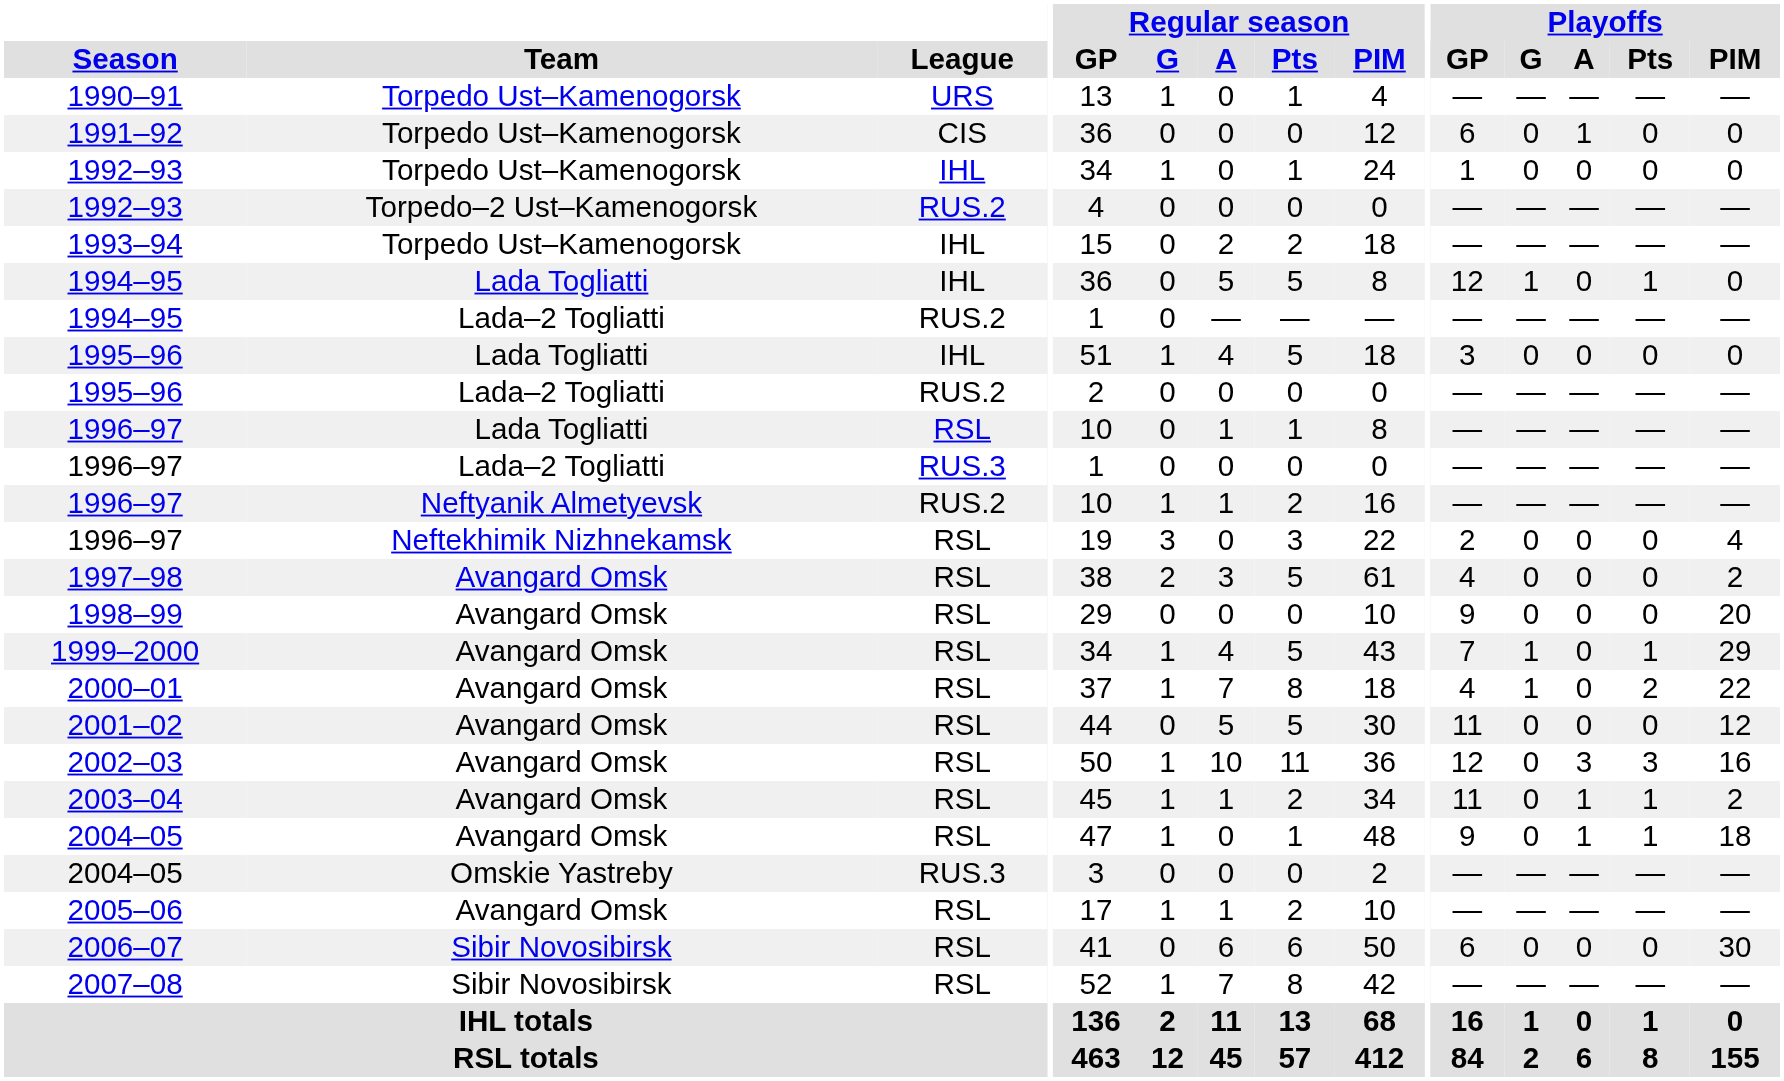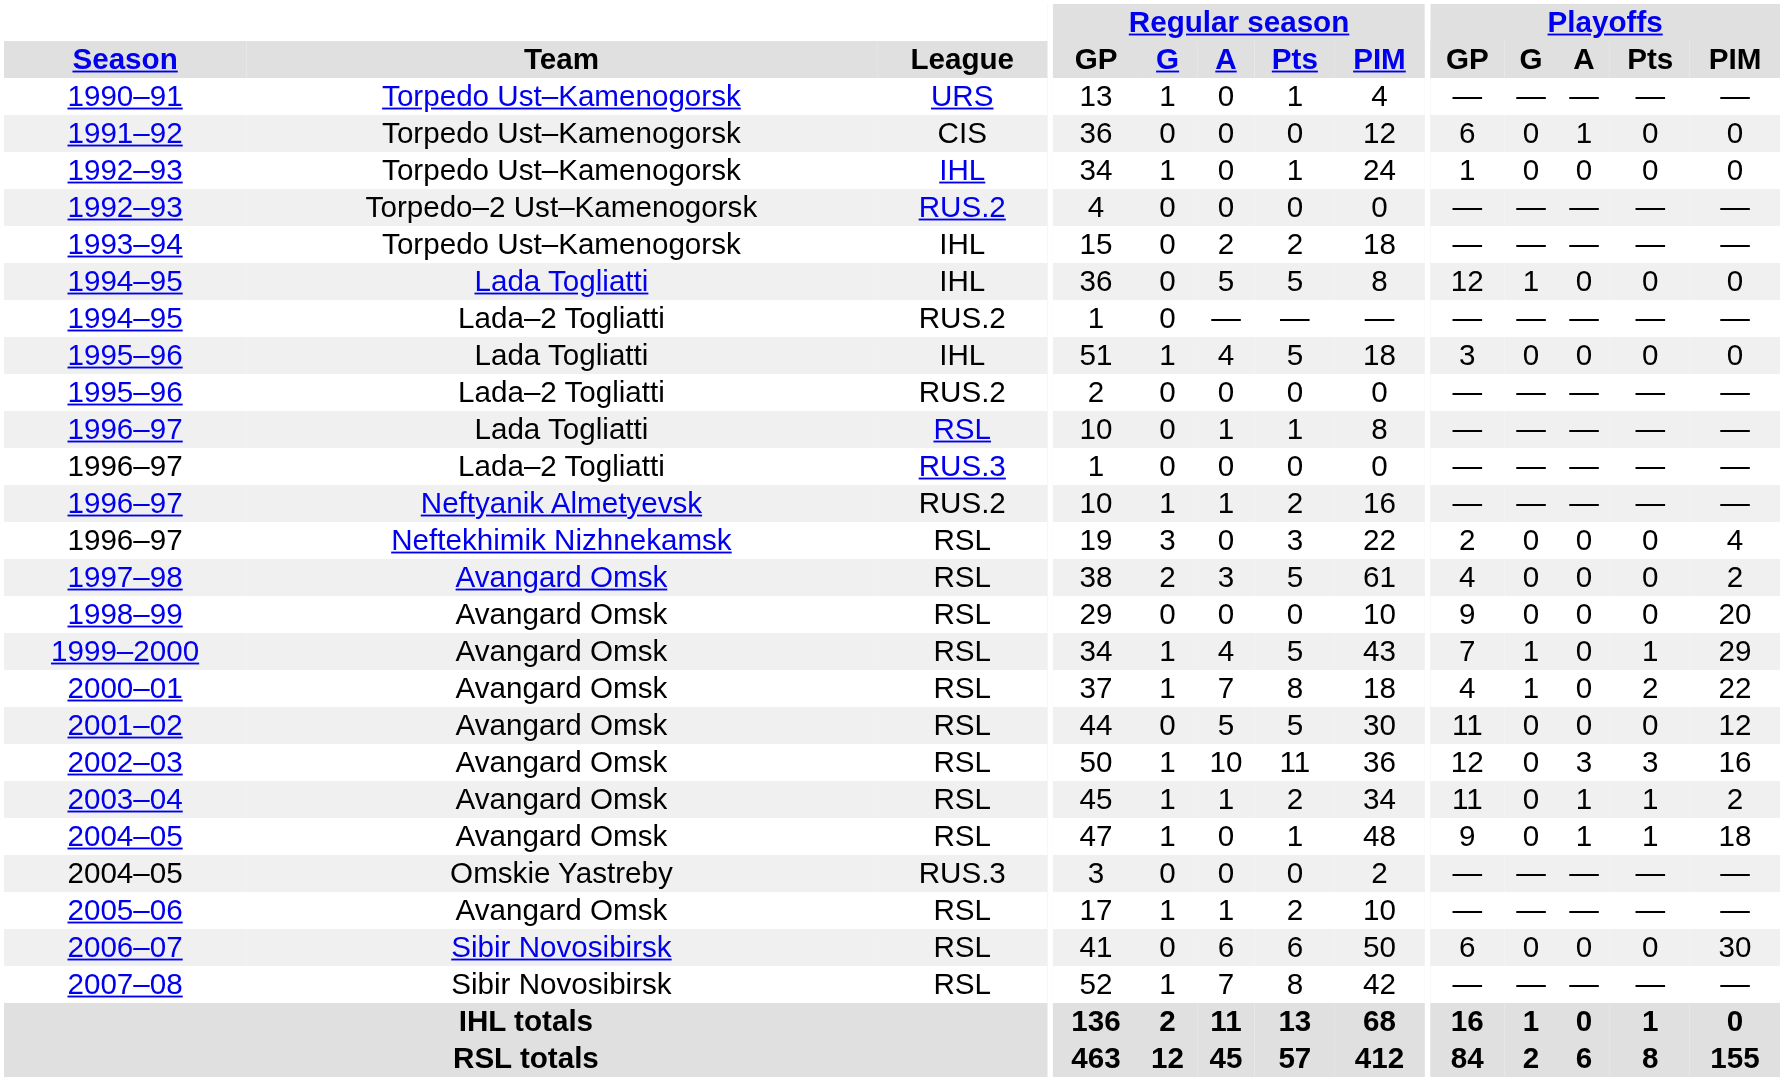(1650, 281) 1 -> (1650, 281) 0
